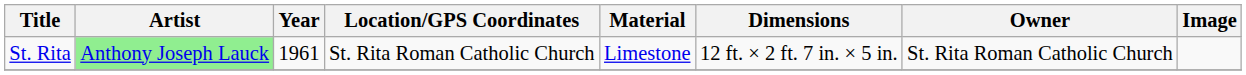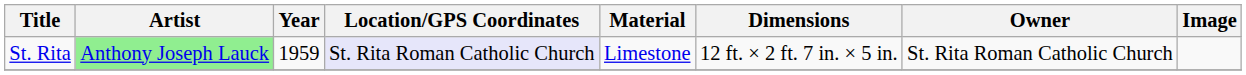(299, 53) 1961 -> (299, 53) 1959
(462, 53) no background -> (462, 53) lavender background
